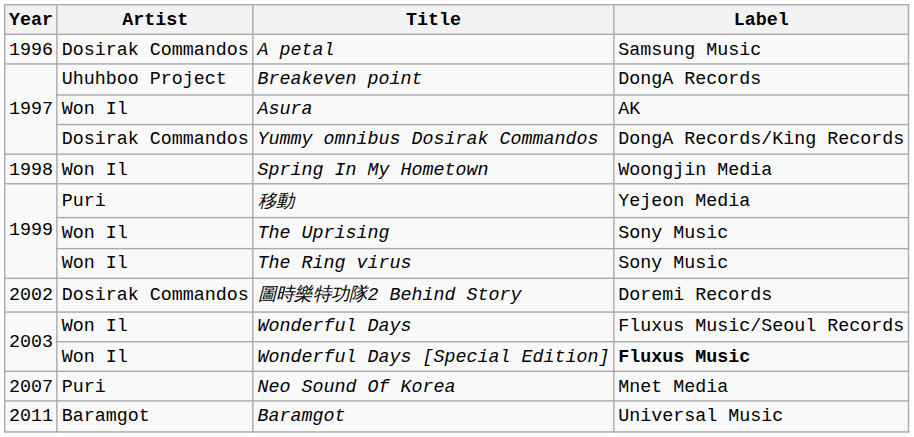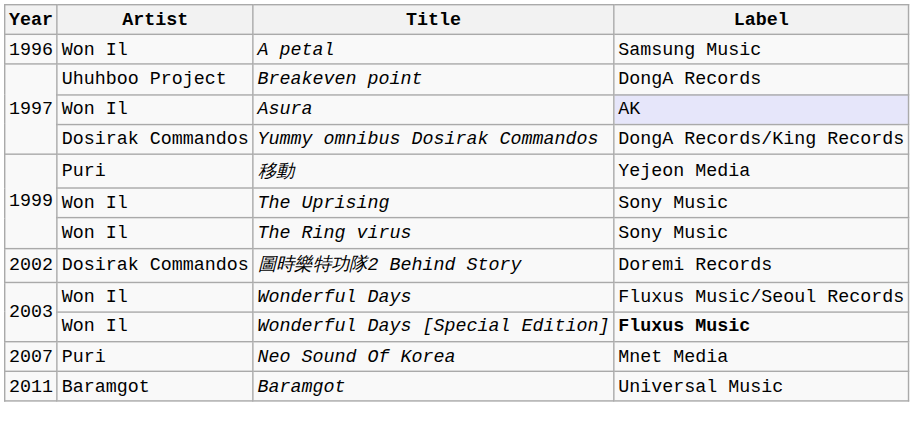(155, 50) Dosirak Commandos -> (95, 50) Won Il
(629, 109) no background -> (629, 109) lavender background
- row: (373, 169)
